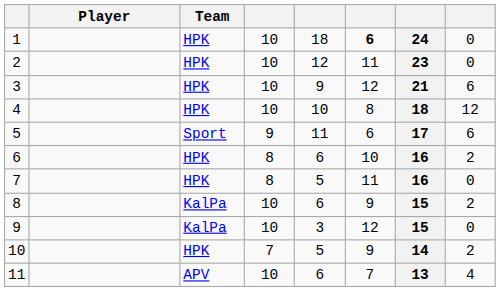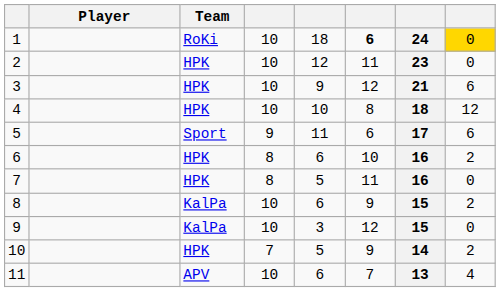(196, 40) HPK -> (201, 40) RoKi
(470, 40) no background -> (470, 40) gold background
